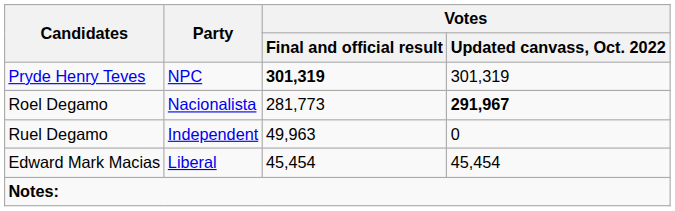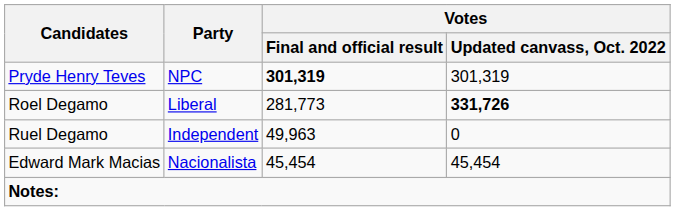(212, 105) Nacionalista -> (192, 105) Liberal
(480, 105) 291,967 -> (480, 105) 331,726
(192, 163) Liberal -> (212, 163) Nacionalista
